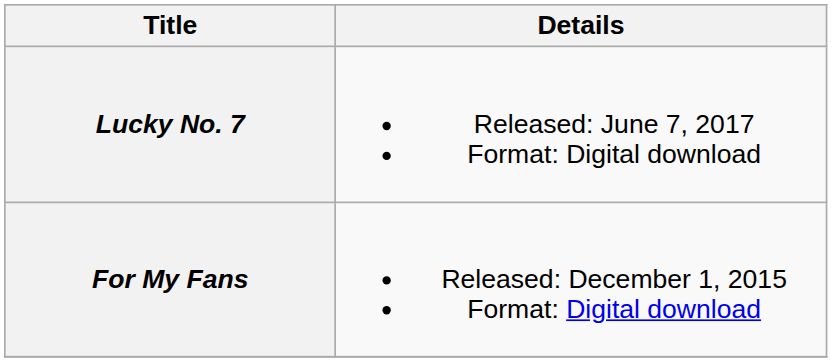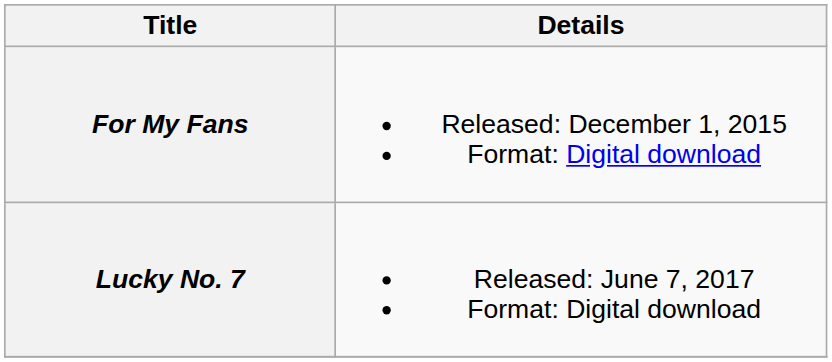rows swapped: (170, 279) <-> (170, 124)
